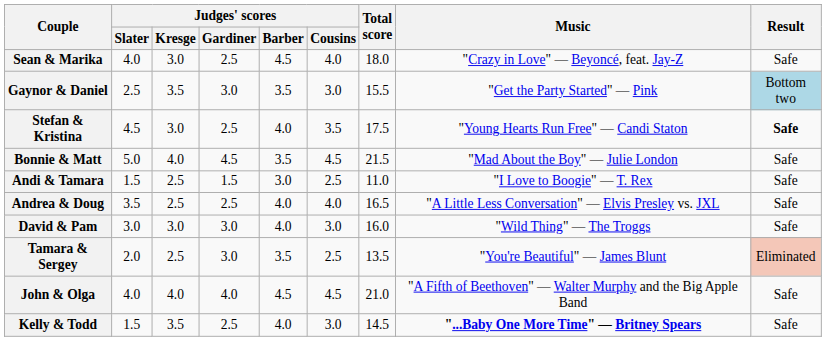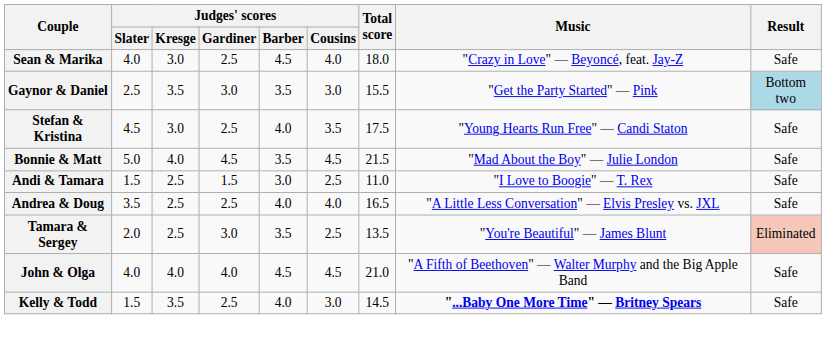(786, 129) bold -> (786, 129) normal
- row: (58, 226)
